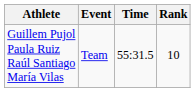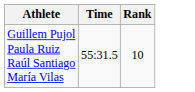- column: (96, 14)
